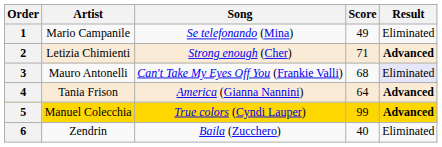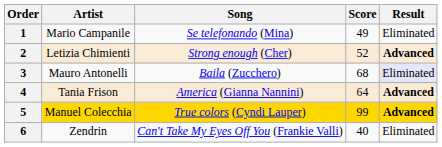(362, 53) 71 -> (362, 53) 52
(240, 72) Can't Take My Eyes Off You (Frankie Valli) -> (240, 72) Baila (Zucchero)
(240, 131) Baila (Zucchero) -> (240, 131) Can't Take My Eyes Off You (Frankie Valli)
